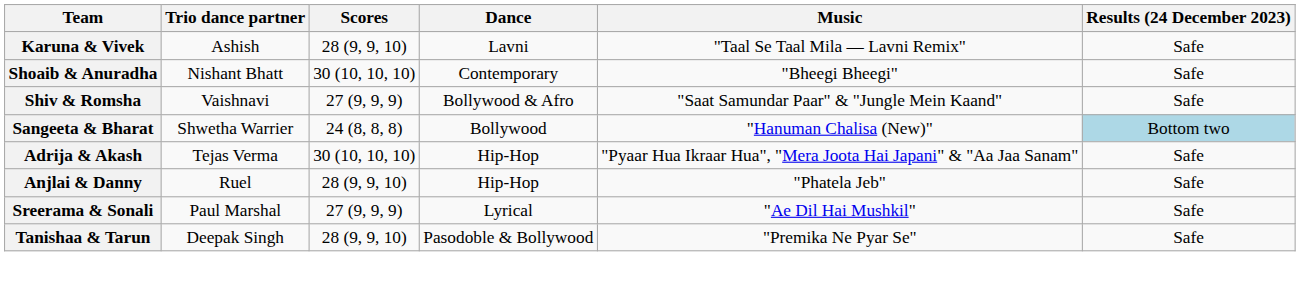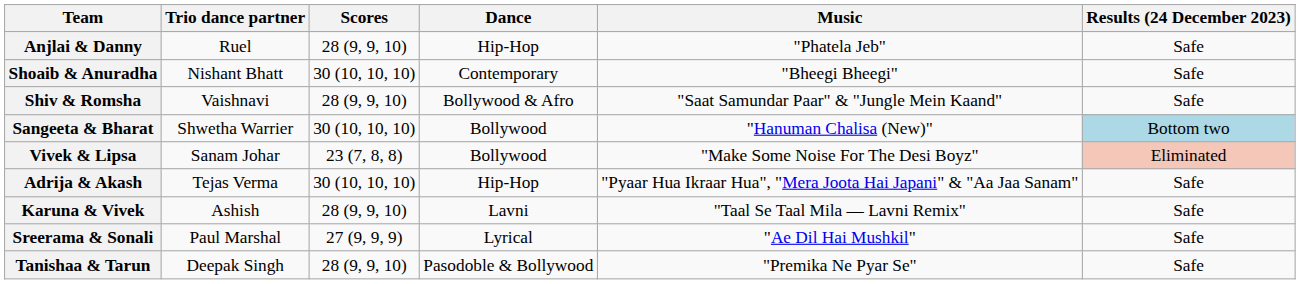rows swapped: (83, 182) <-> (83, 45)
(364, 100) 27 (9, 9, 9) -> (364, 100) 28 (9, 9, 10)
(364, 127) 24 (8, 8, 8) -> (364, 127) 30 (10, 10, 10)
+ row: (83, 155)
